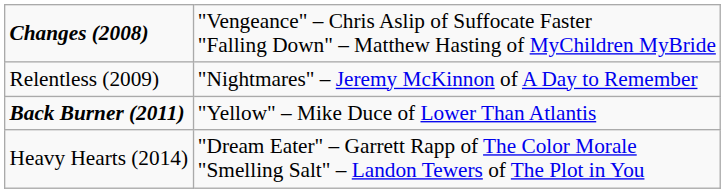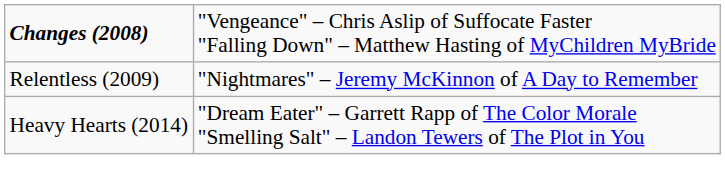- row: (97, 112)
